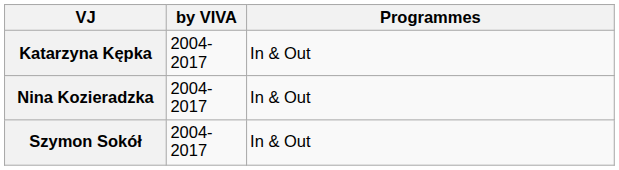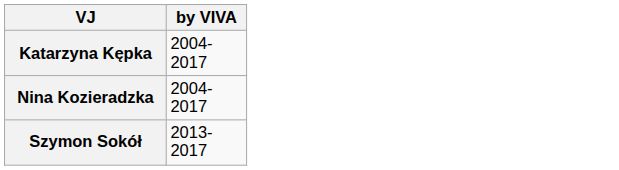- column: (430, 17)
(191, 142) 2004-2017 -> (191, 142) 2013-2017
